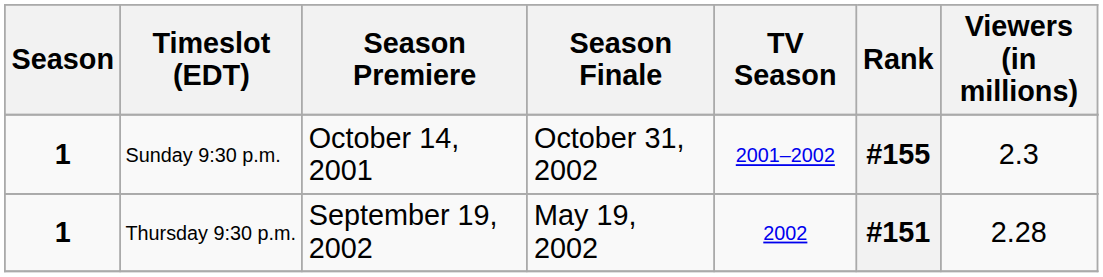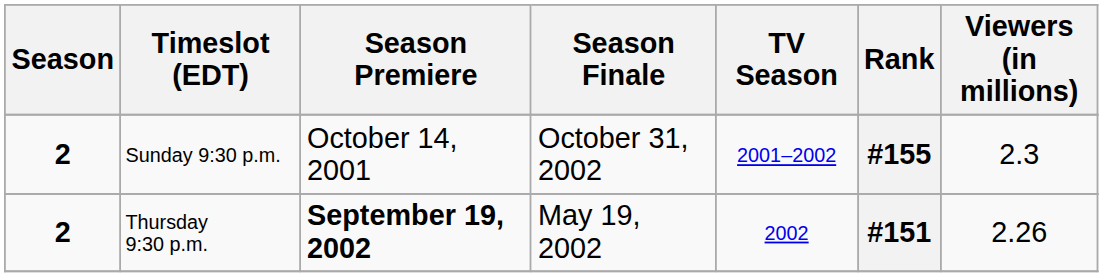(63, 154) 1 -> (63, 154) 2
(63, 232) 1 -> (63, 232) 2
(403, 232) normal -> (405, 232) bold
(1019, 232) 2.28 -> (1019, 232) 2.26
